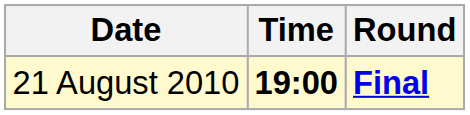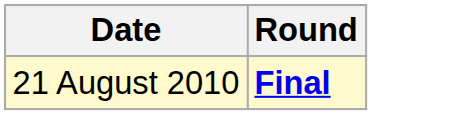- column: (296, 30)
